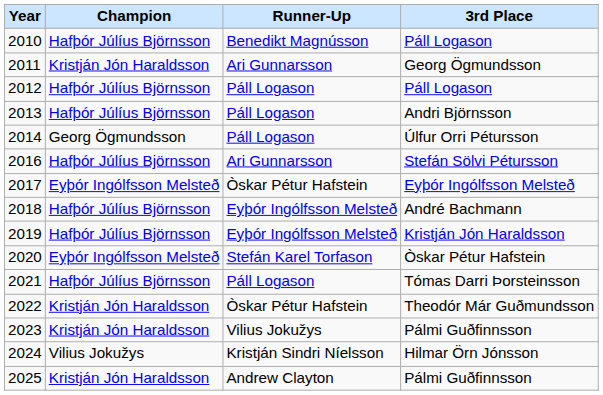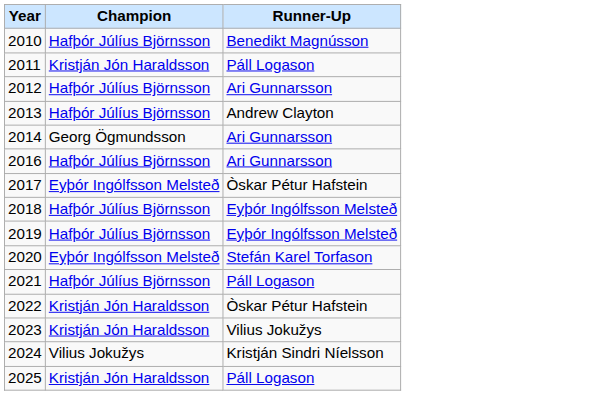- column: (499, 16)
(279, 64) Ari Gunnarsson -> (270, 64) Páll Logason
(270, 88) Páll Logason -> (279, 88) Ari Gunnarsson
(270, 112) Páll Logason -> (280, 112) Andrew Clayton
(270, 137) Páll Logason -> (279, 137) Ari Gunnarsson
(280, 378) Andrew Clayton -> (270, 378) Páll Logason
